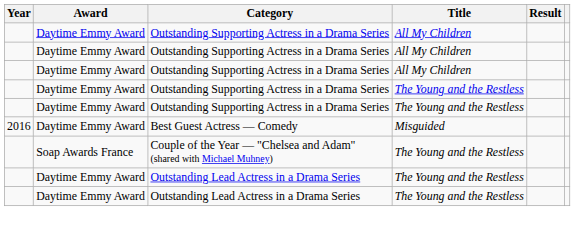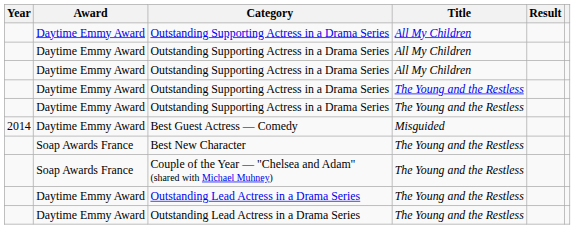(19, 126) 2016 -> (19, 126) 2014
+ row: (198, 145)
